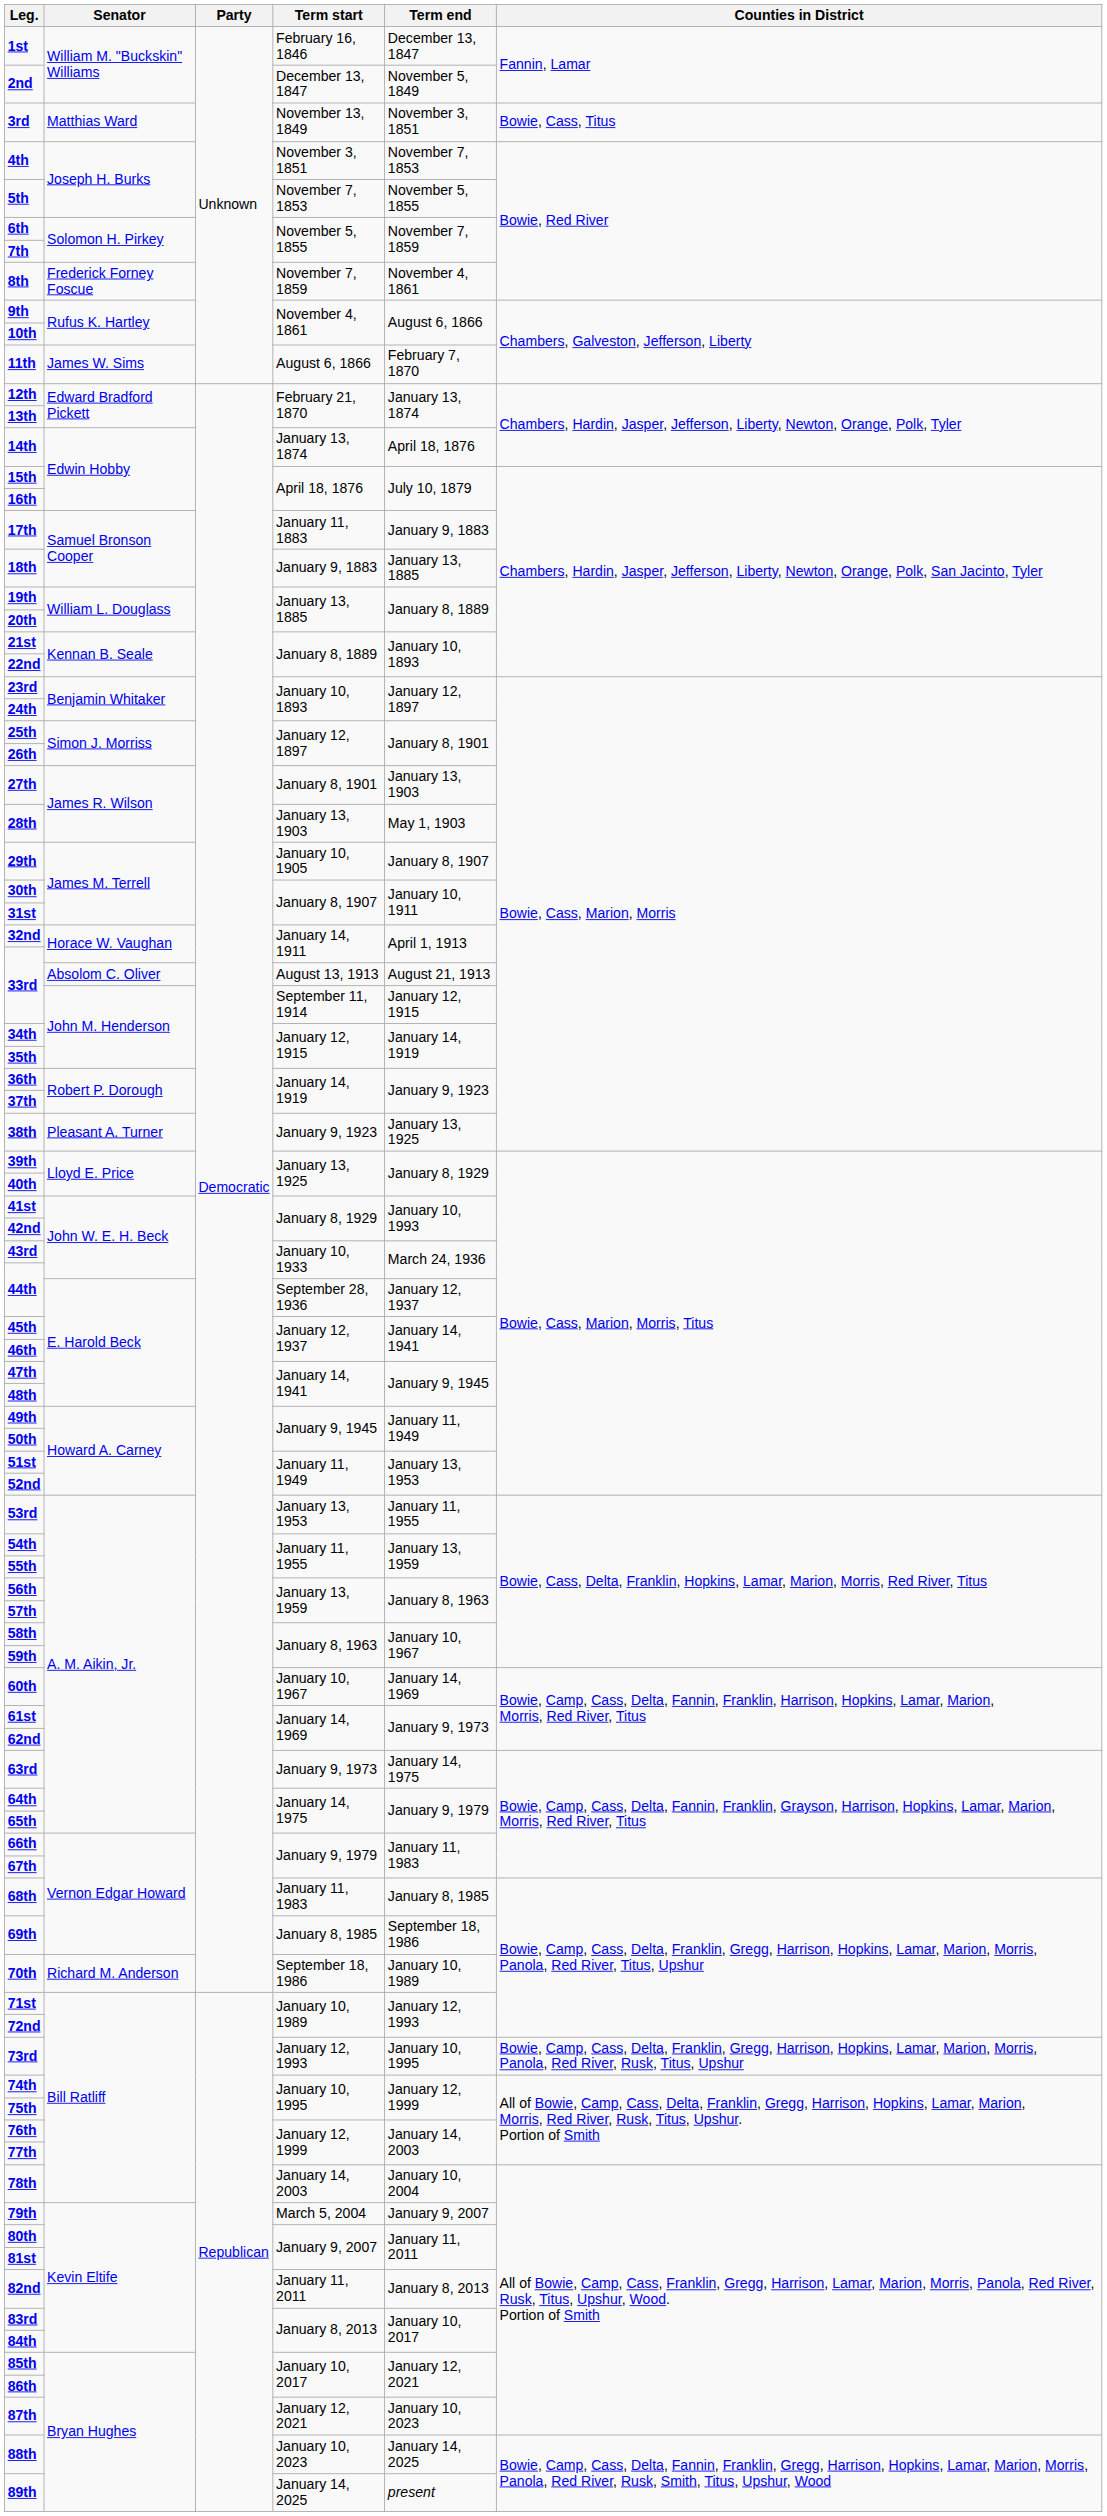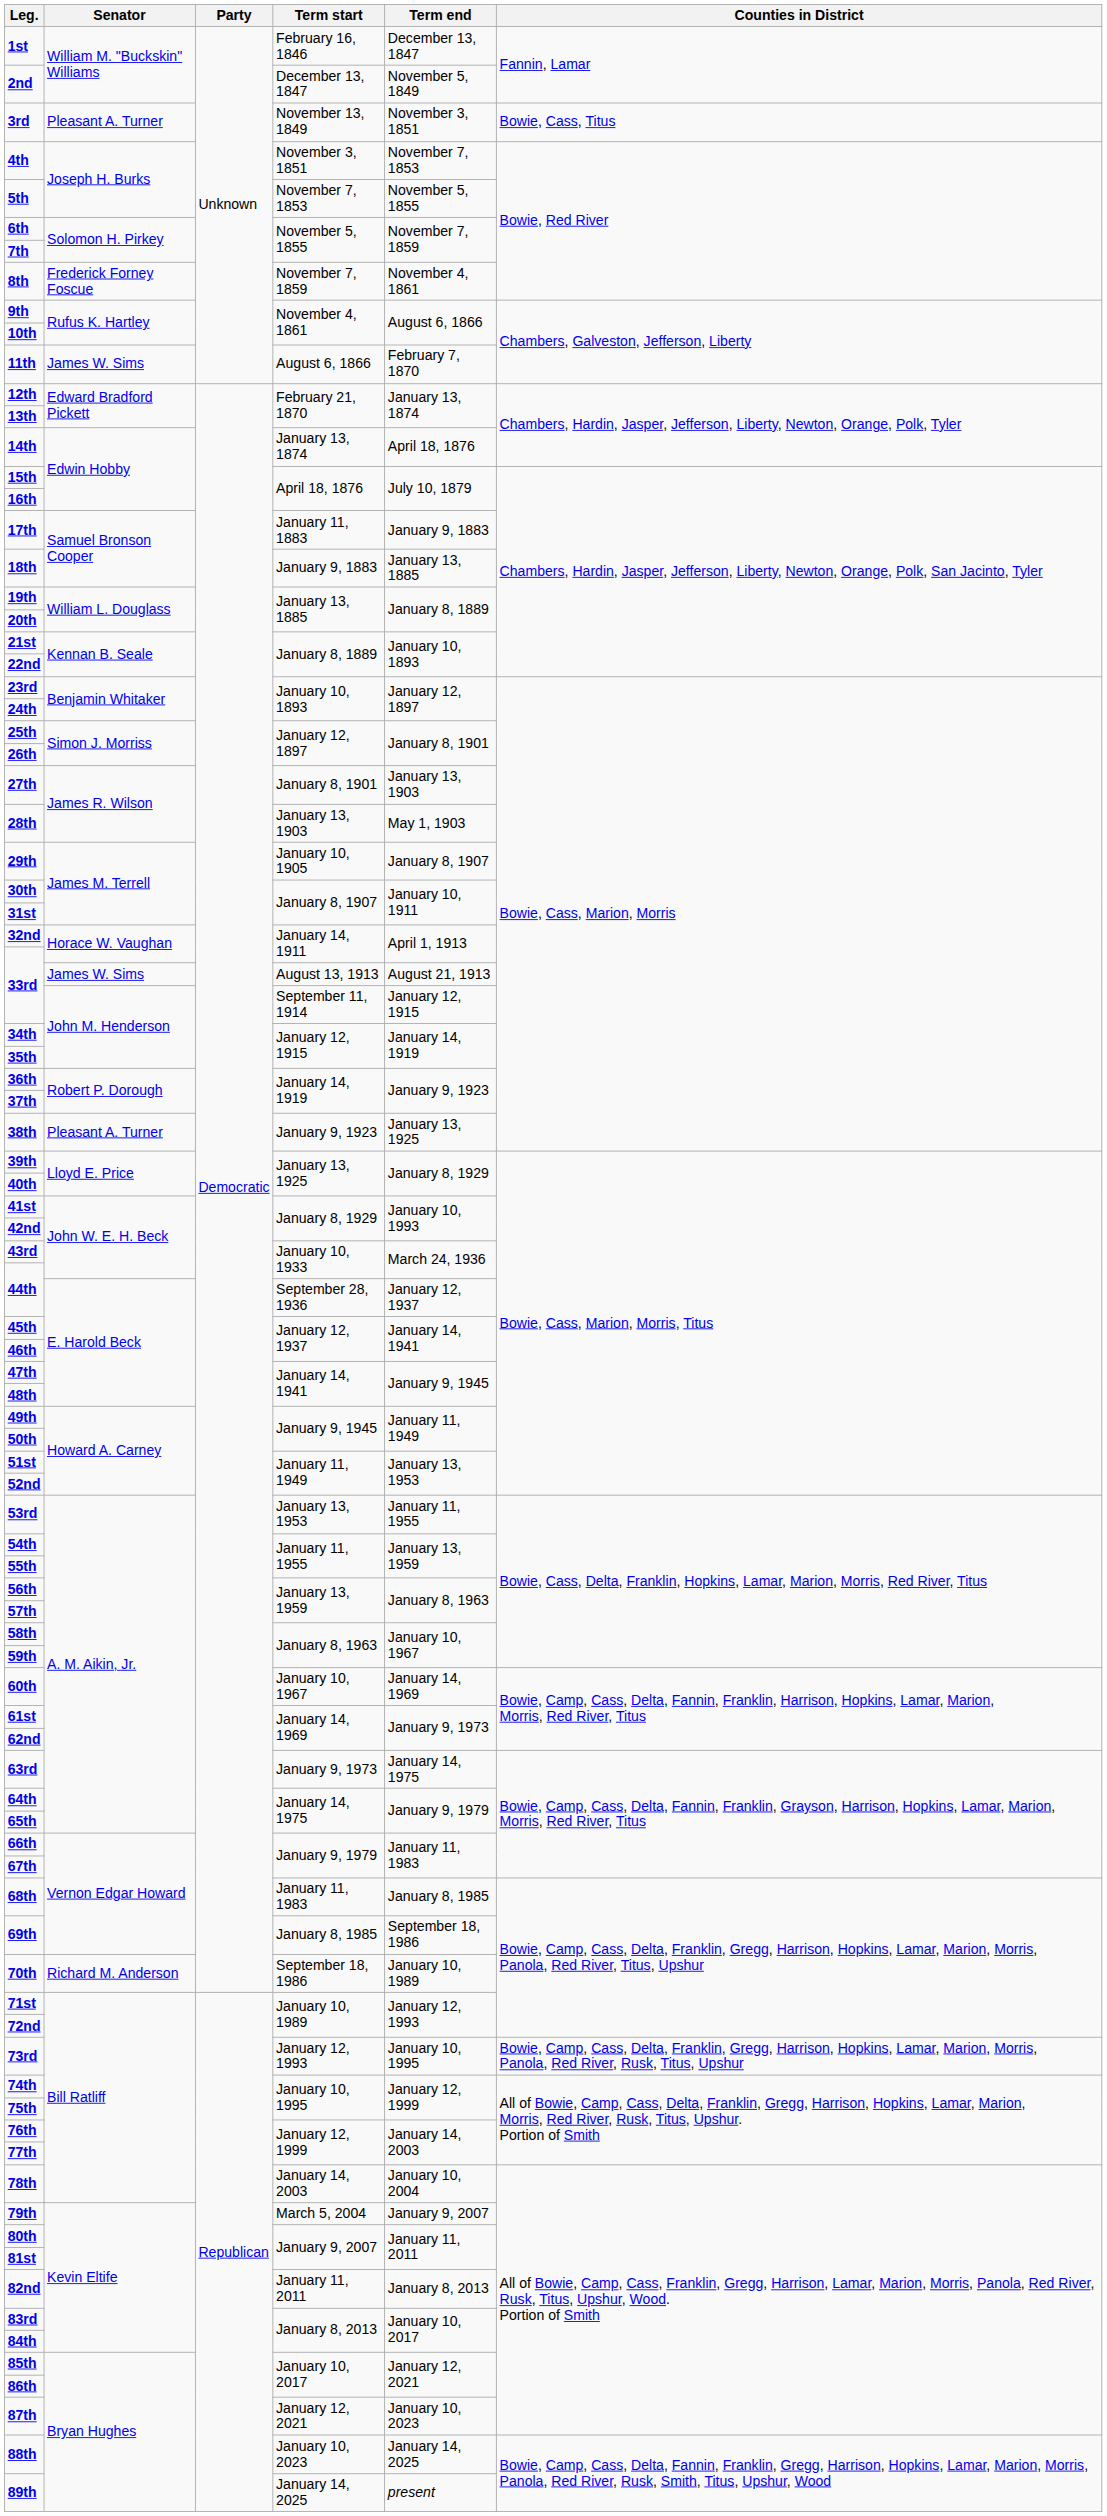(92, 122) Matthias Ward -> (105, 122) Pleasant A. Turner
(104, 974) Absolom C. Oliver -> (96, 974) James W. Sims
